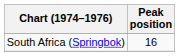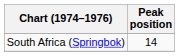(151, 42) 16 -> (151, 42) 14
